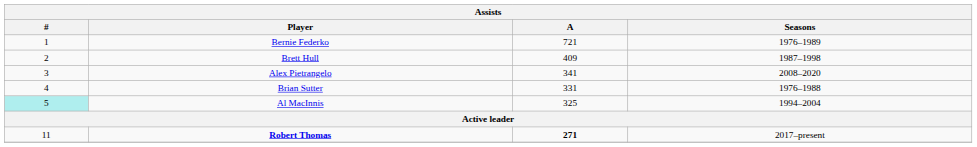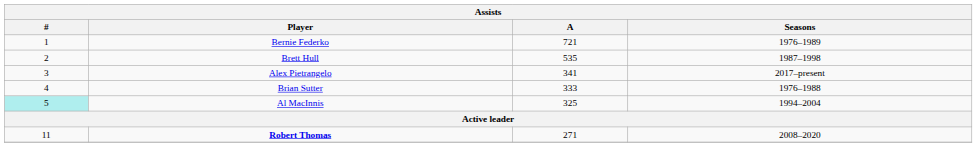(570, 58) 409 -> (570, 58) 535
(800, 73) 2008–2020 -> (800, 73) 2017–present
(570, 88) 331 -> (570, 88) 333
(570, 134) bold -> (570, 134) normal
(800, 134) 2017–present -> (800, 134) 2008–2020
